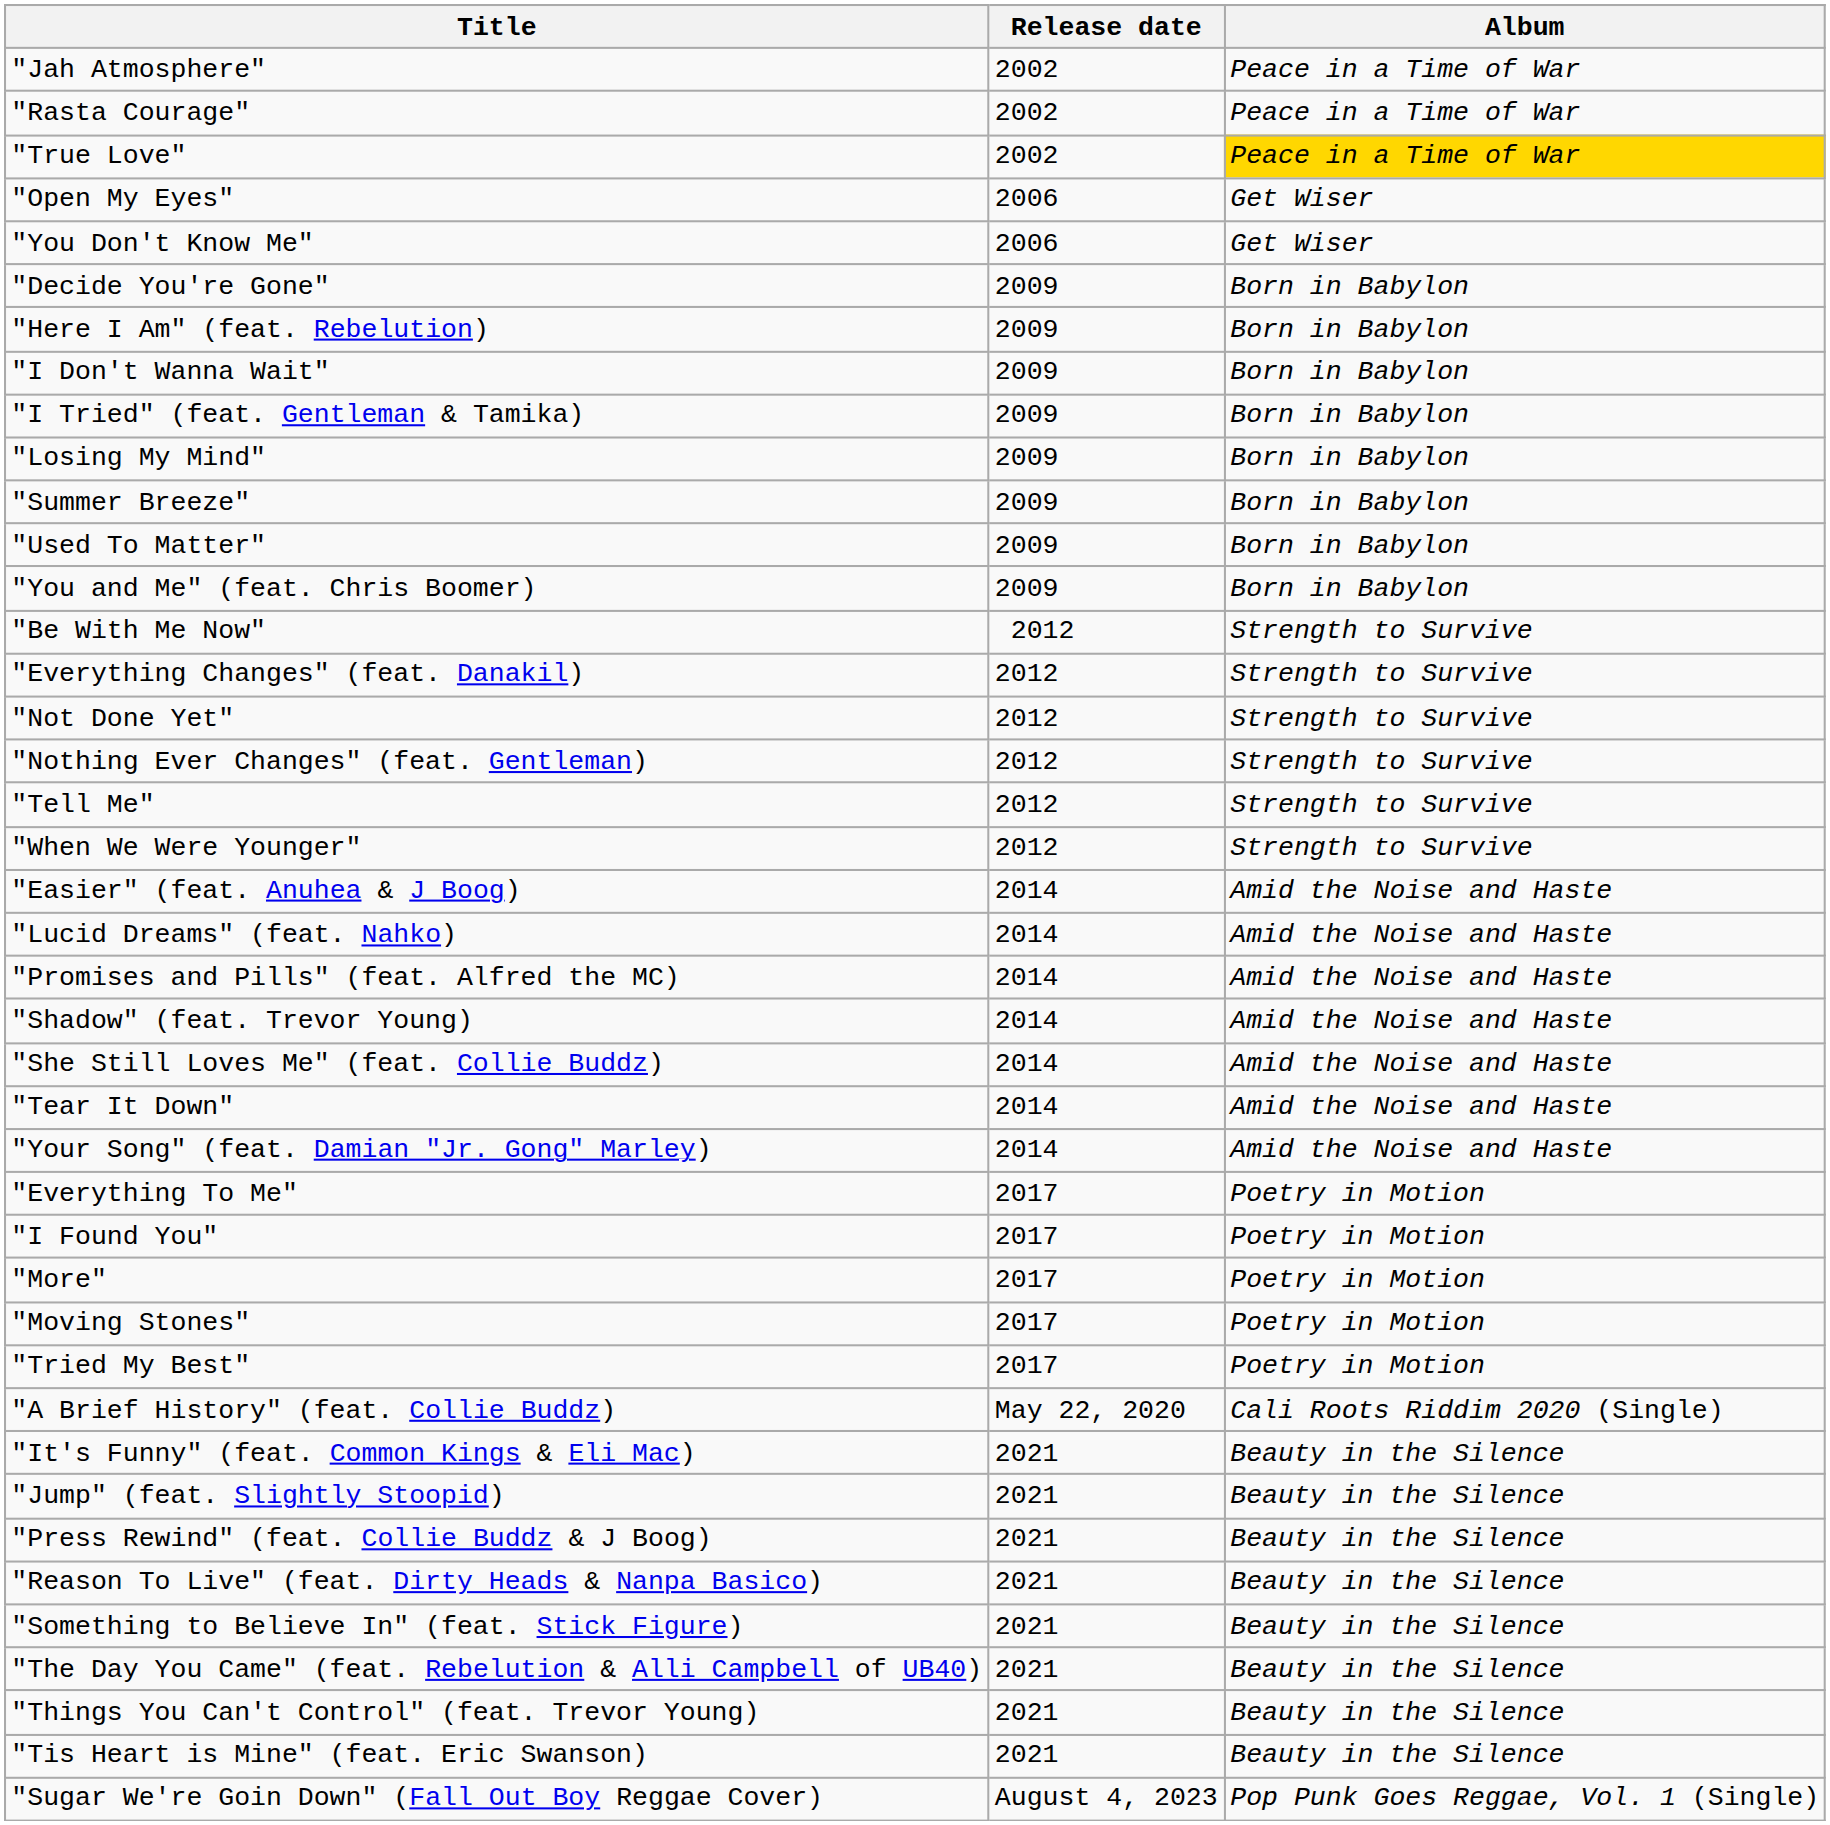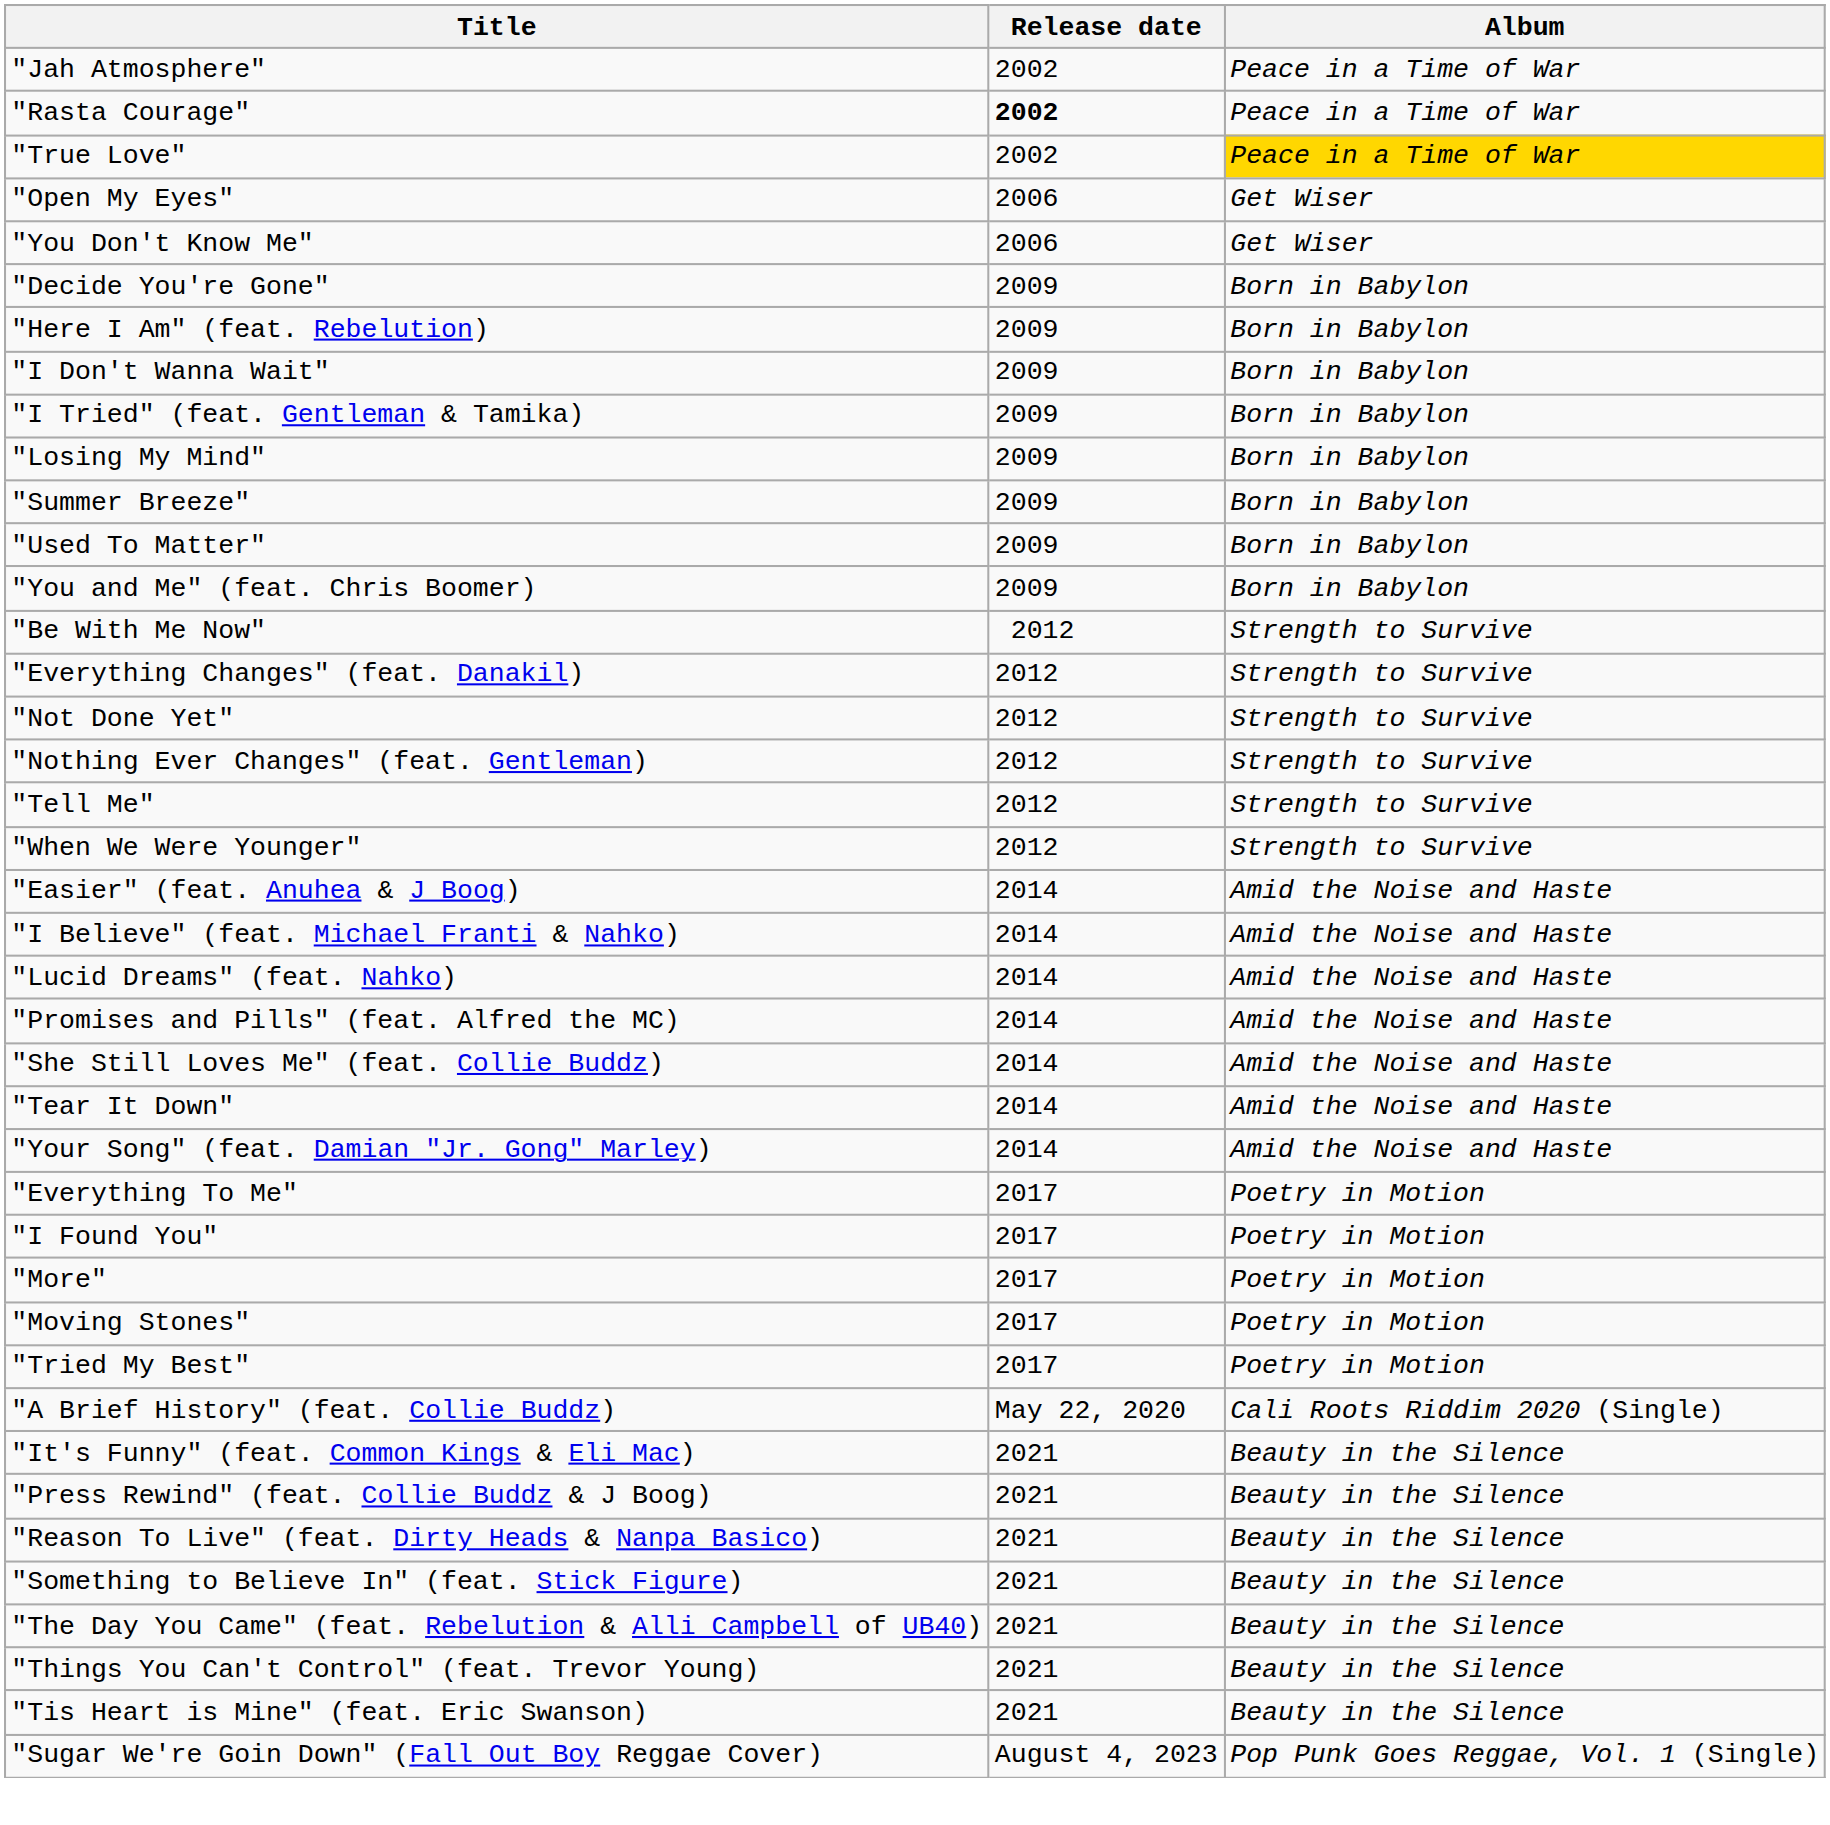(1027, 113) normal -> (1027, 113) bold
+ row: (346, 934)
- row: (242, 1021)
- row: (258, 1496)
